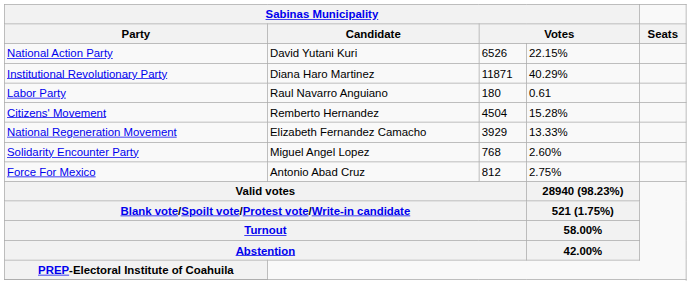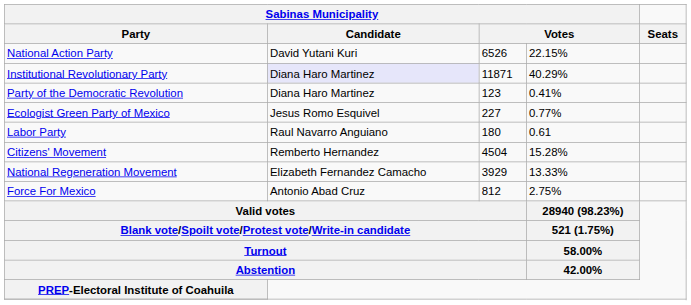(322, 73) no background -> (322, 73) lavender background
+ row: (95, 93)
+ row: (88, 113)
- row: (73, 152)
